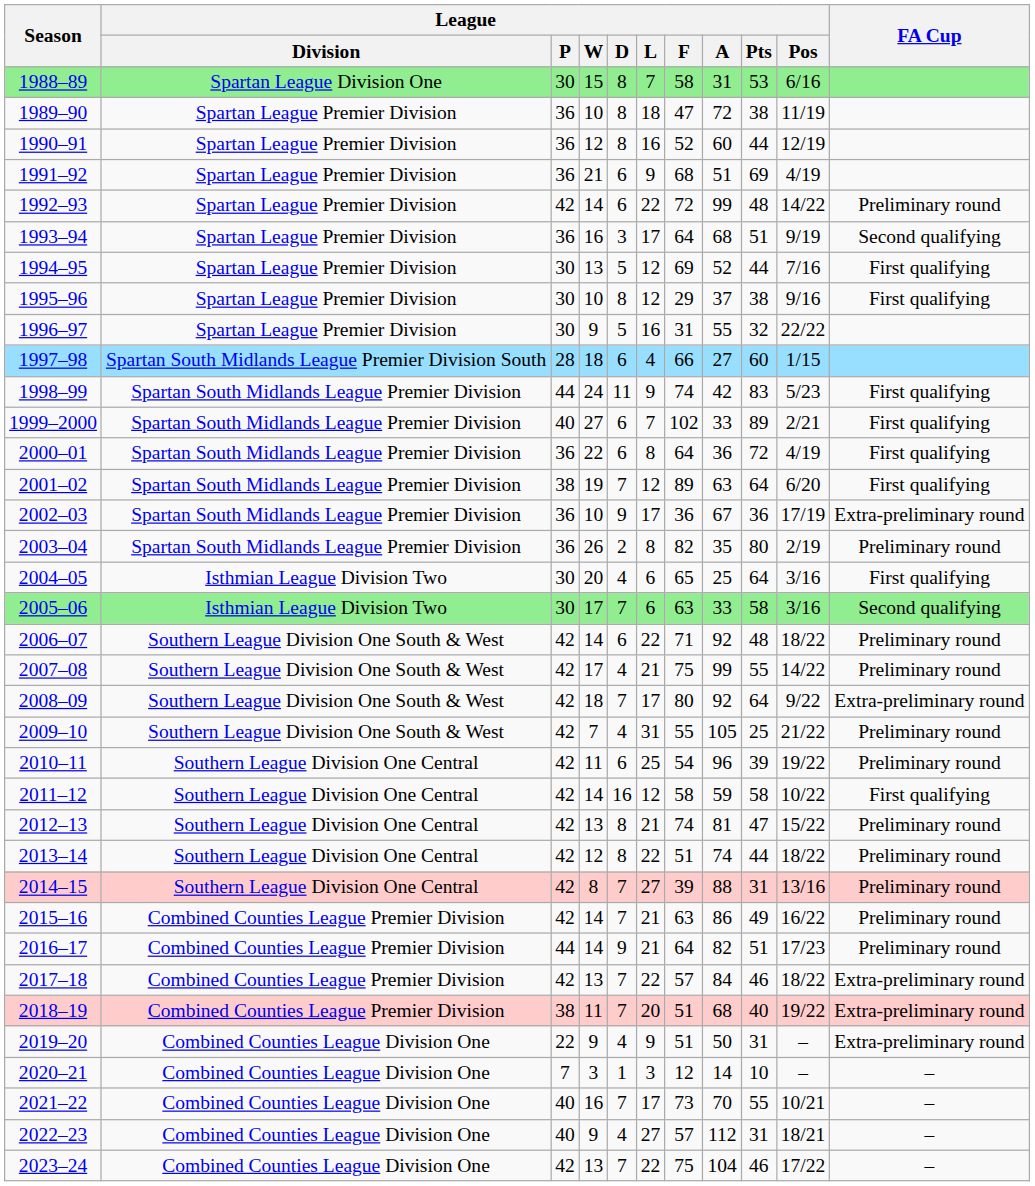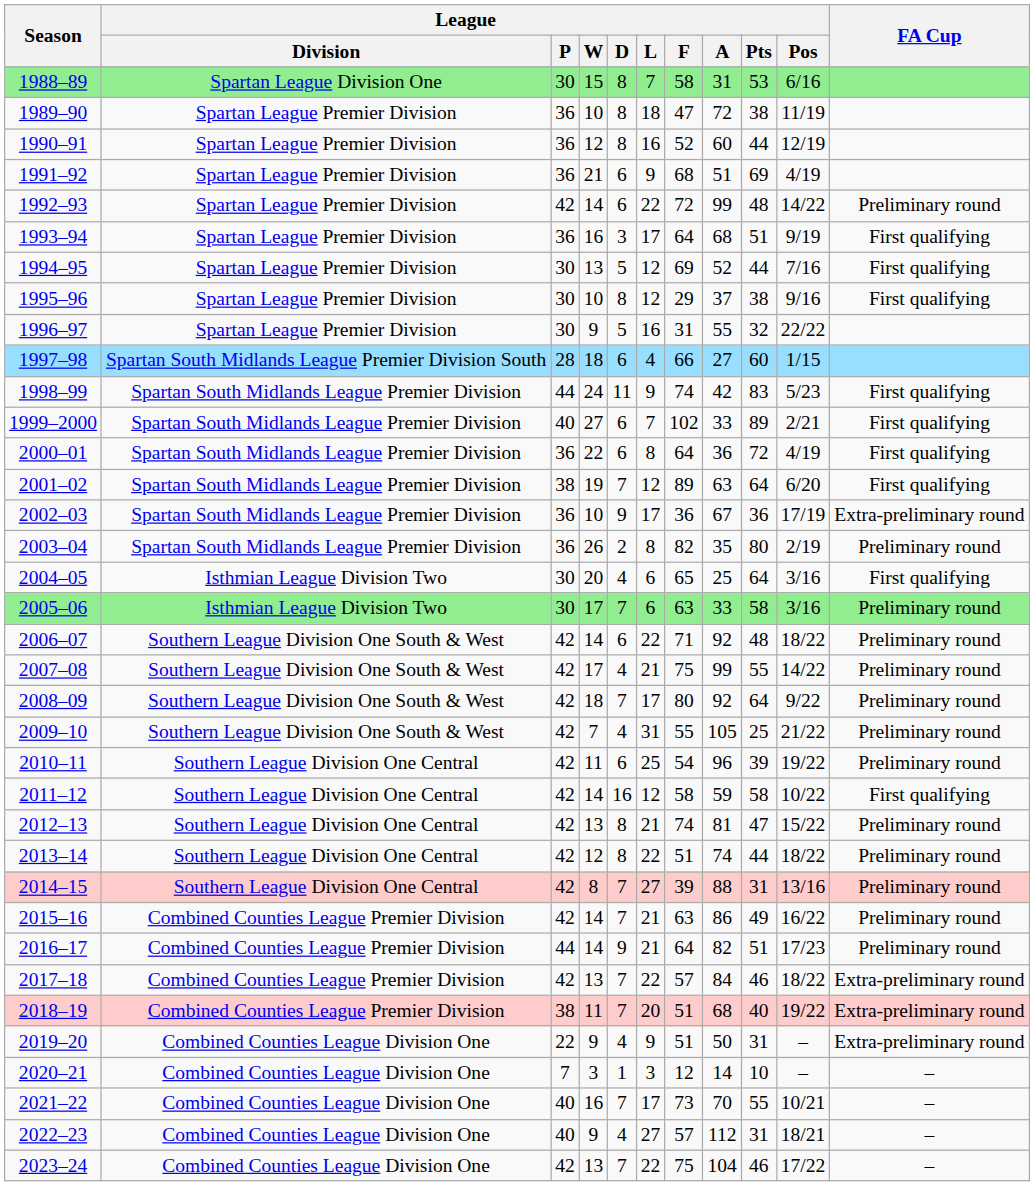(929, 236) Second qualifying -> (929, 236) First qualifying
(929, 608) Second qualifying -> (929, 608) Preliminary round
(929, 701) Extra-preliminary round -> (929, 701) Preliminary round
